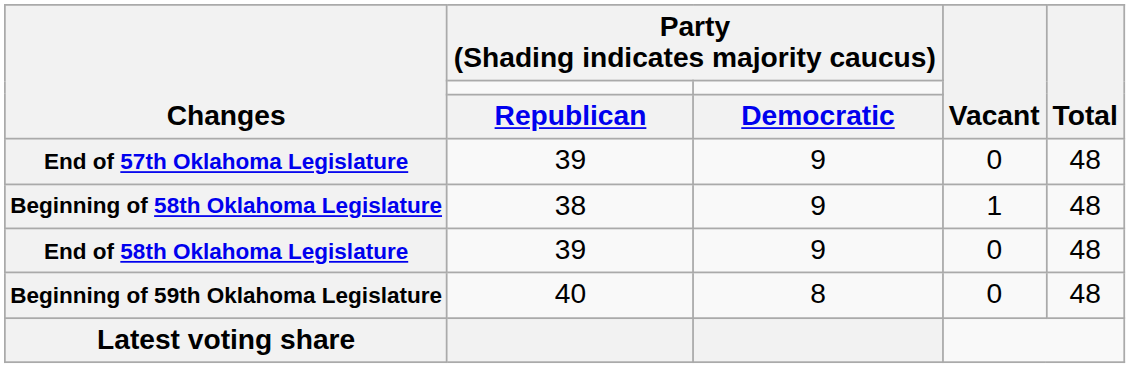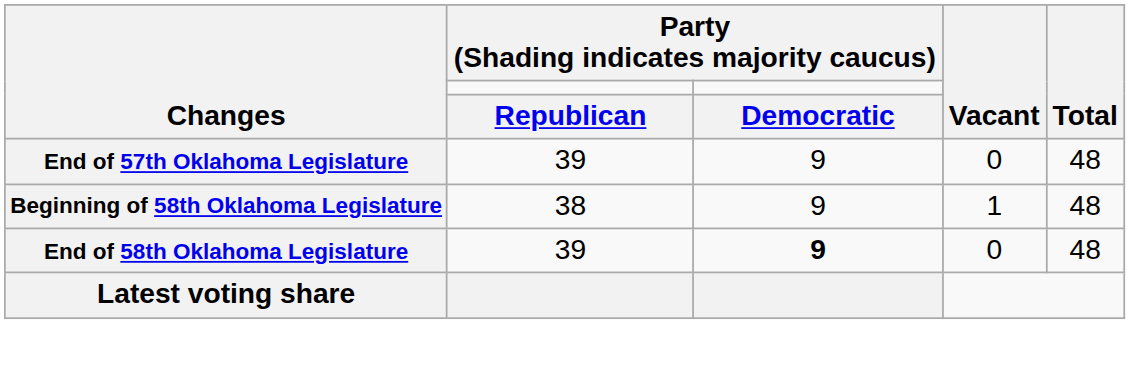(818, 250) normal -> (818, 250) bold
- row: (226, 295)
